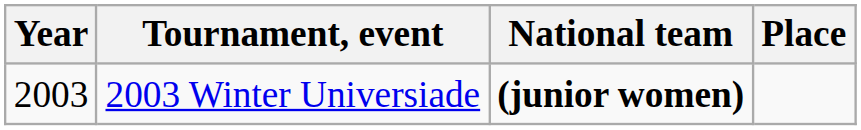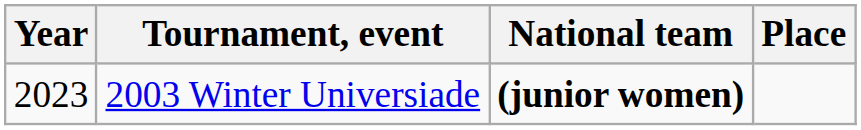(51, 93) 2003 -> (51, 93) 2023
